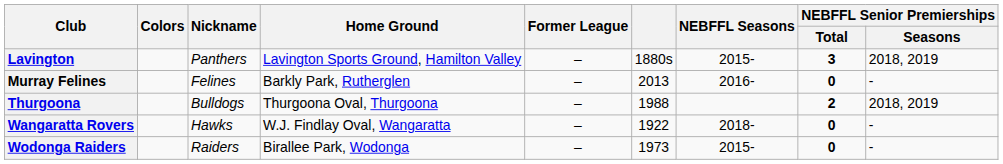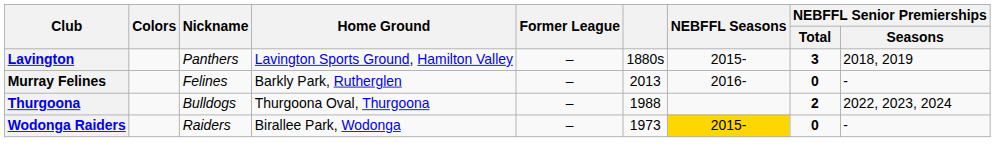(903, 103) 2018, 2019 -> (898, 103) 2022, 2023, 2024
- row: (71, 125)
(737, 147) no background -> (729, 125) gold background
